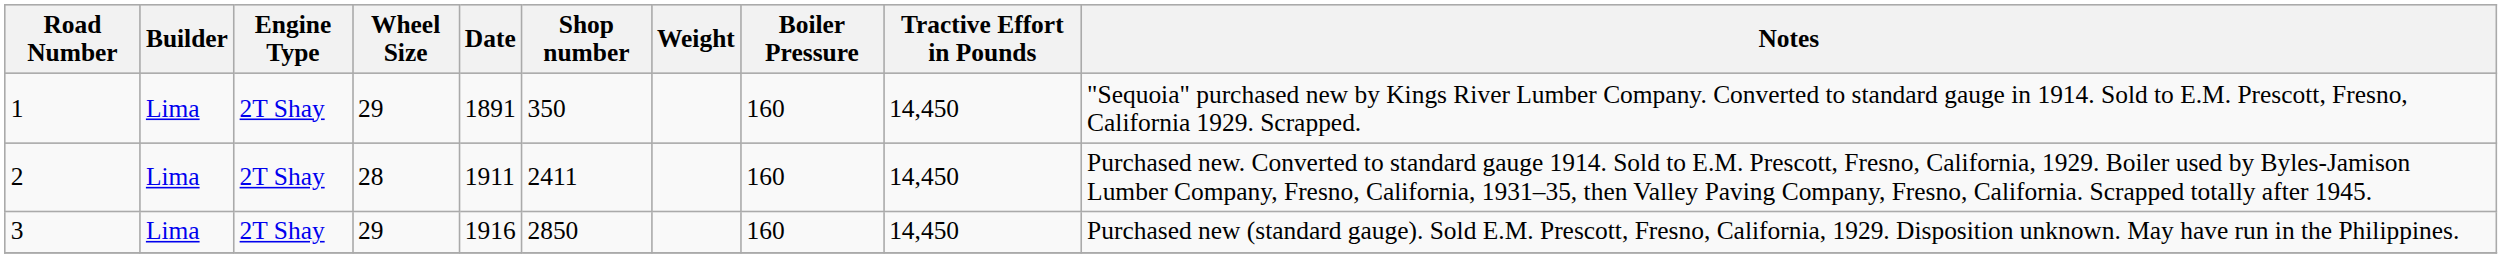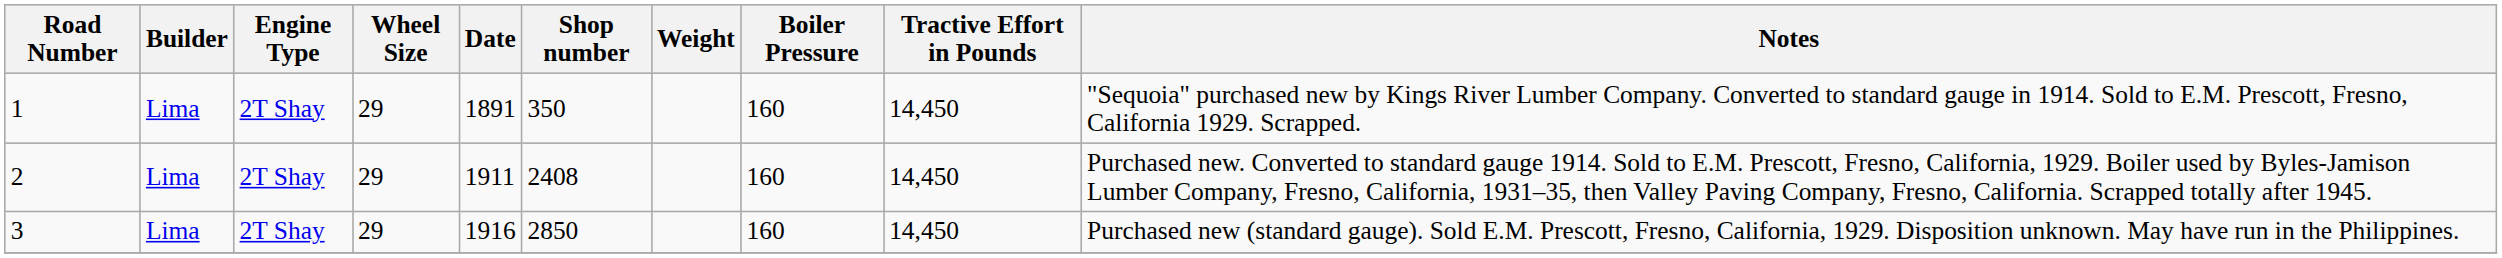(371, 176) 28 -> (371, 176) 29
(552, 176) 2411 -> (553, 176) 2408
